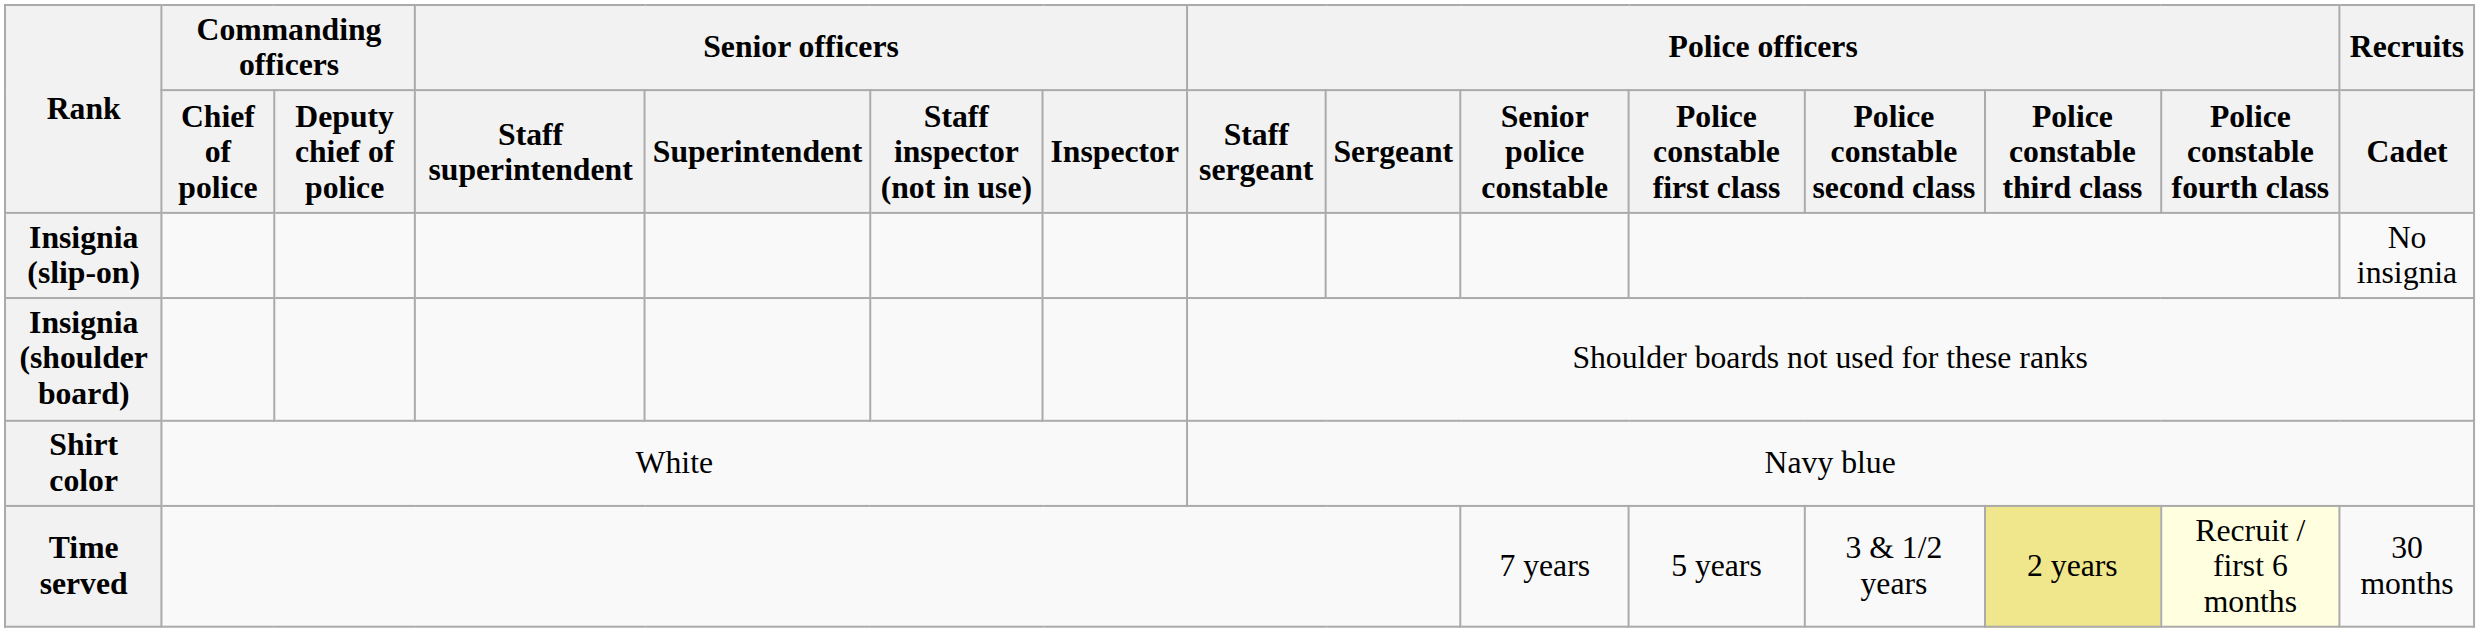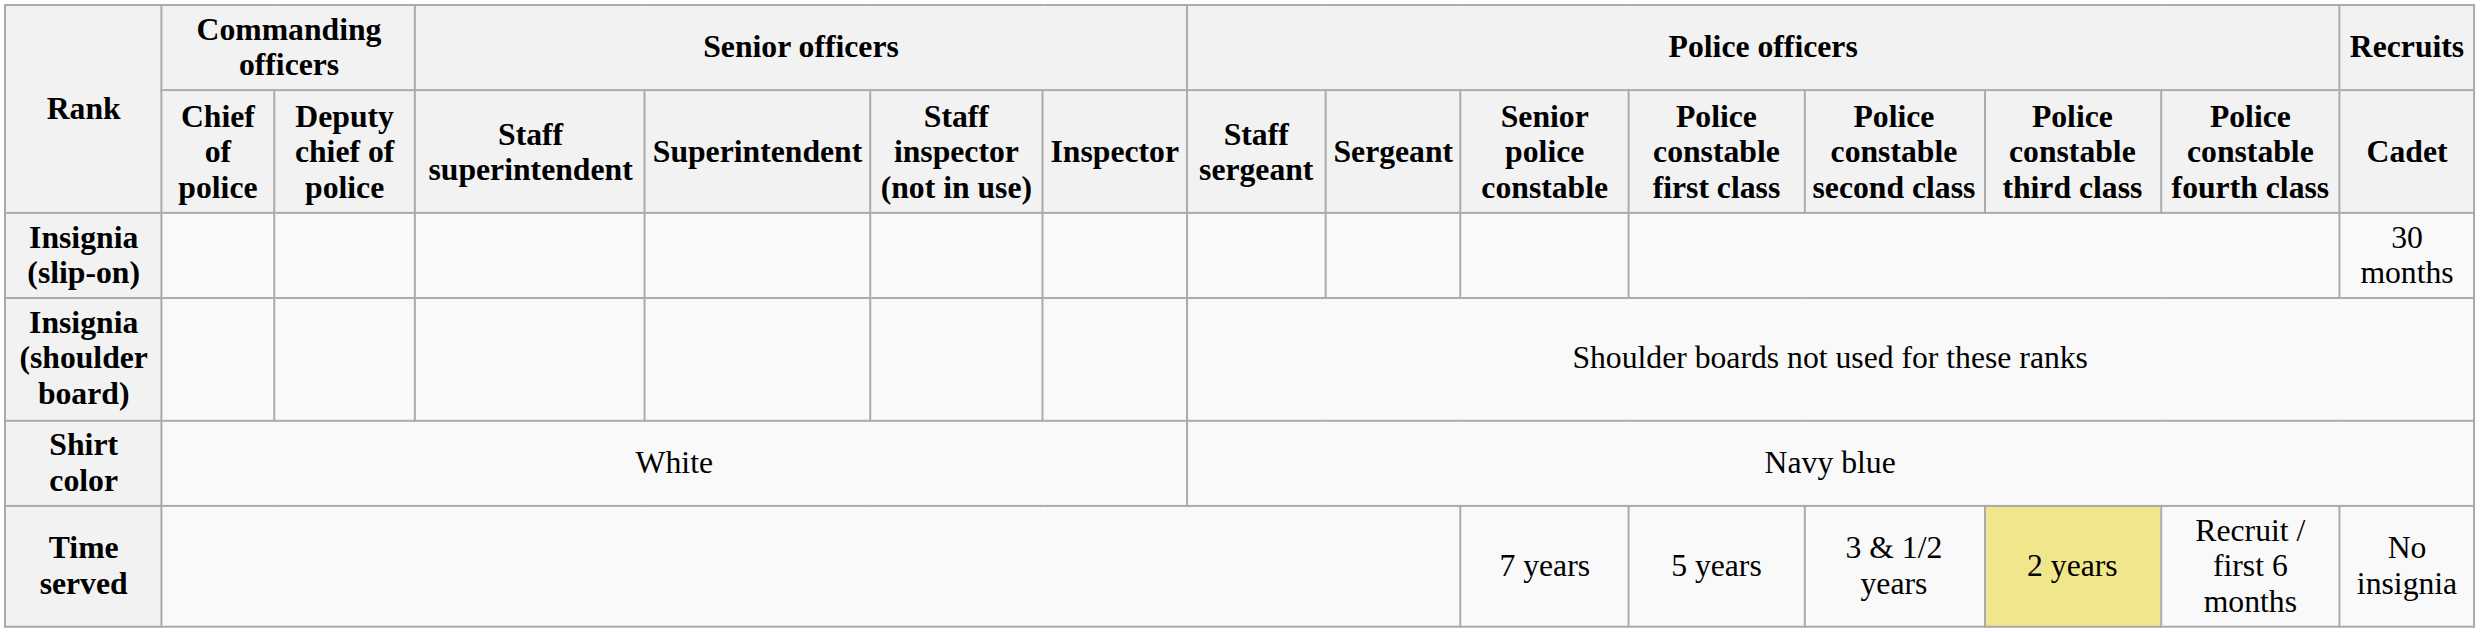(2407, 254) No insignia -> (2407, 254) 30 months
(2250, 565) lightyellow background -> (2250, 565) no background
(2407, 565) 30 months -> (2407, 565) No insignia
